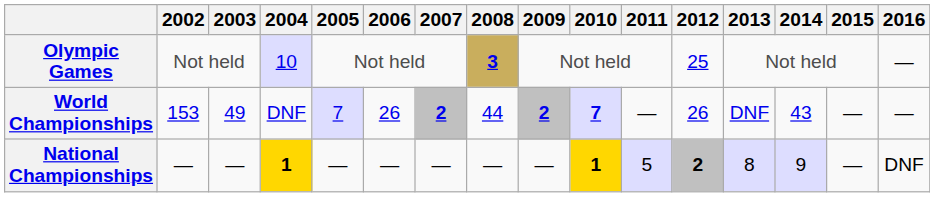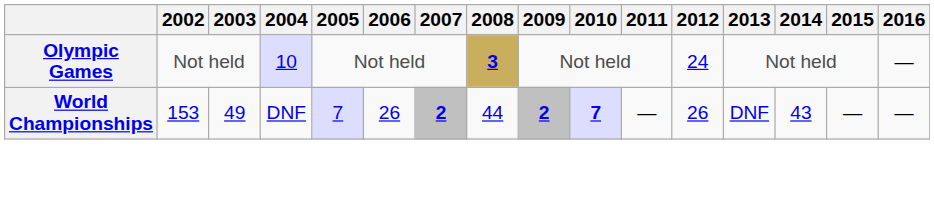(698, 60) 25 -> (698, 60) 24
- row: (81, 165)
